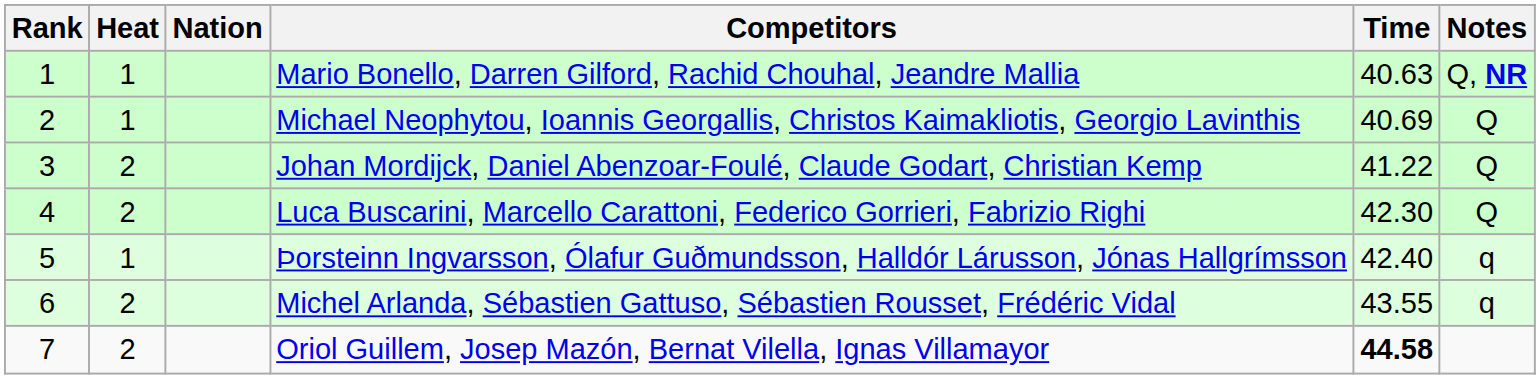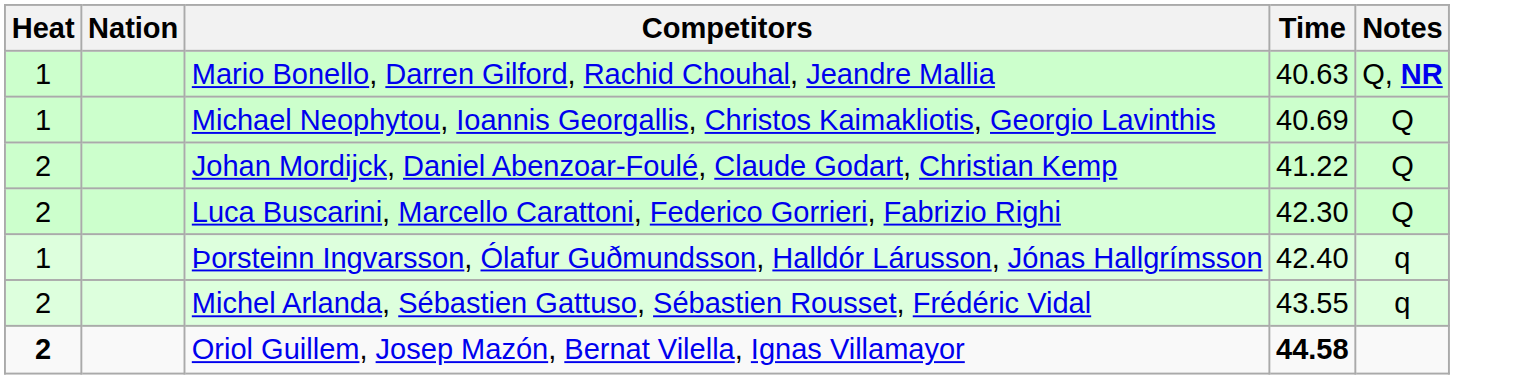- column: (47, 28)
(128, 350) normal -> (43, 350) bold
